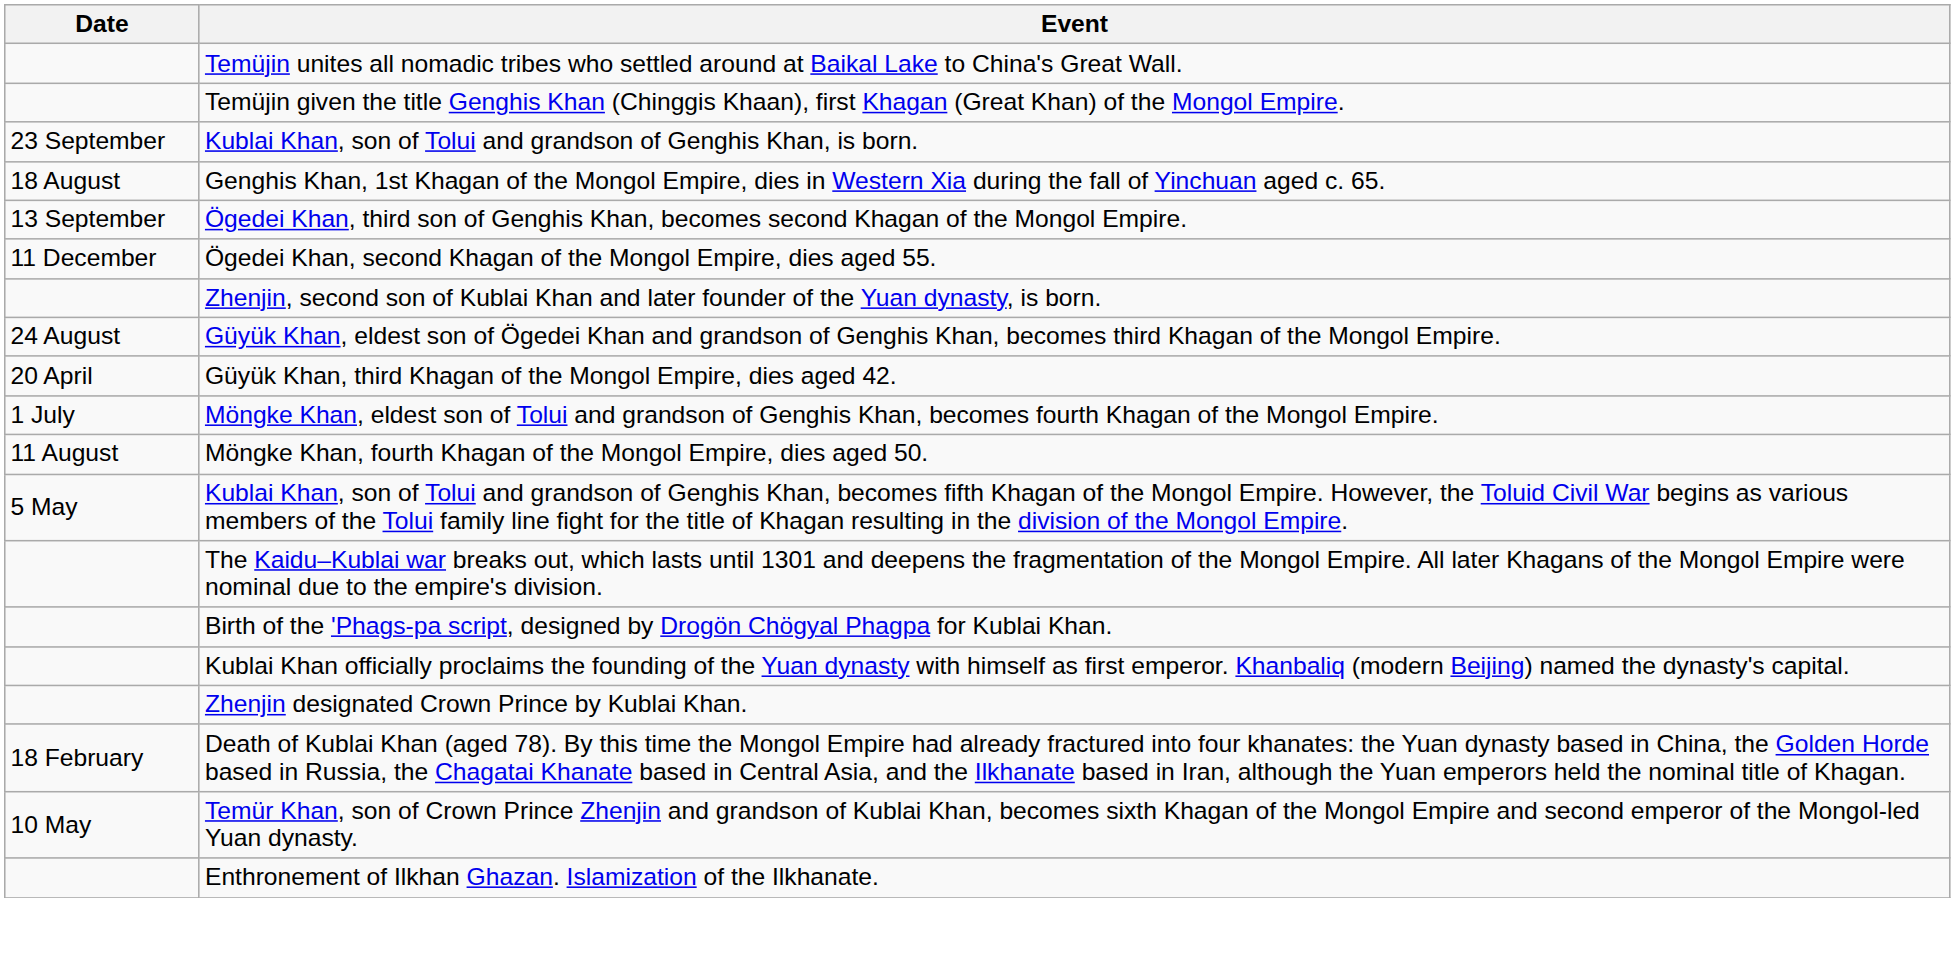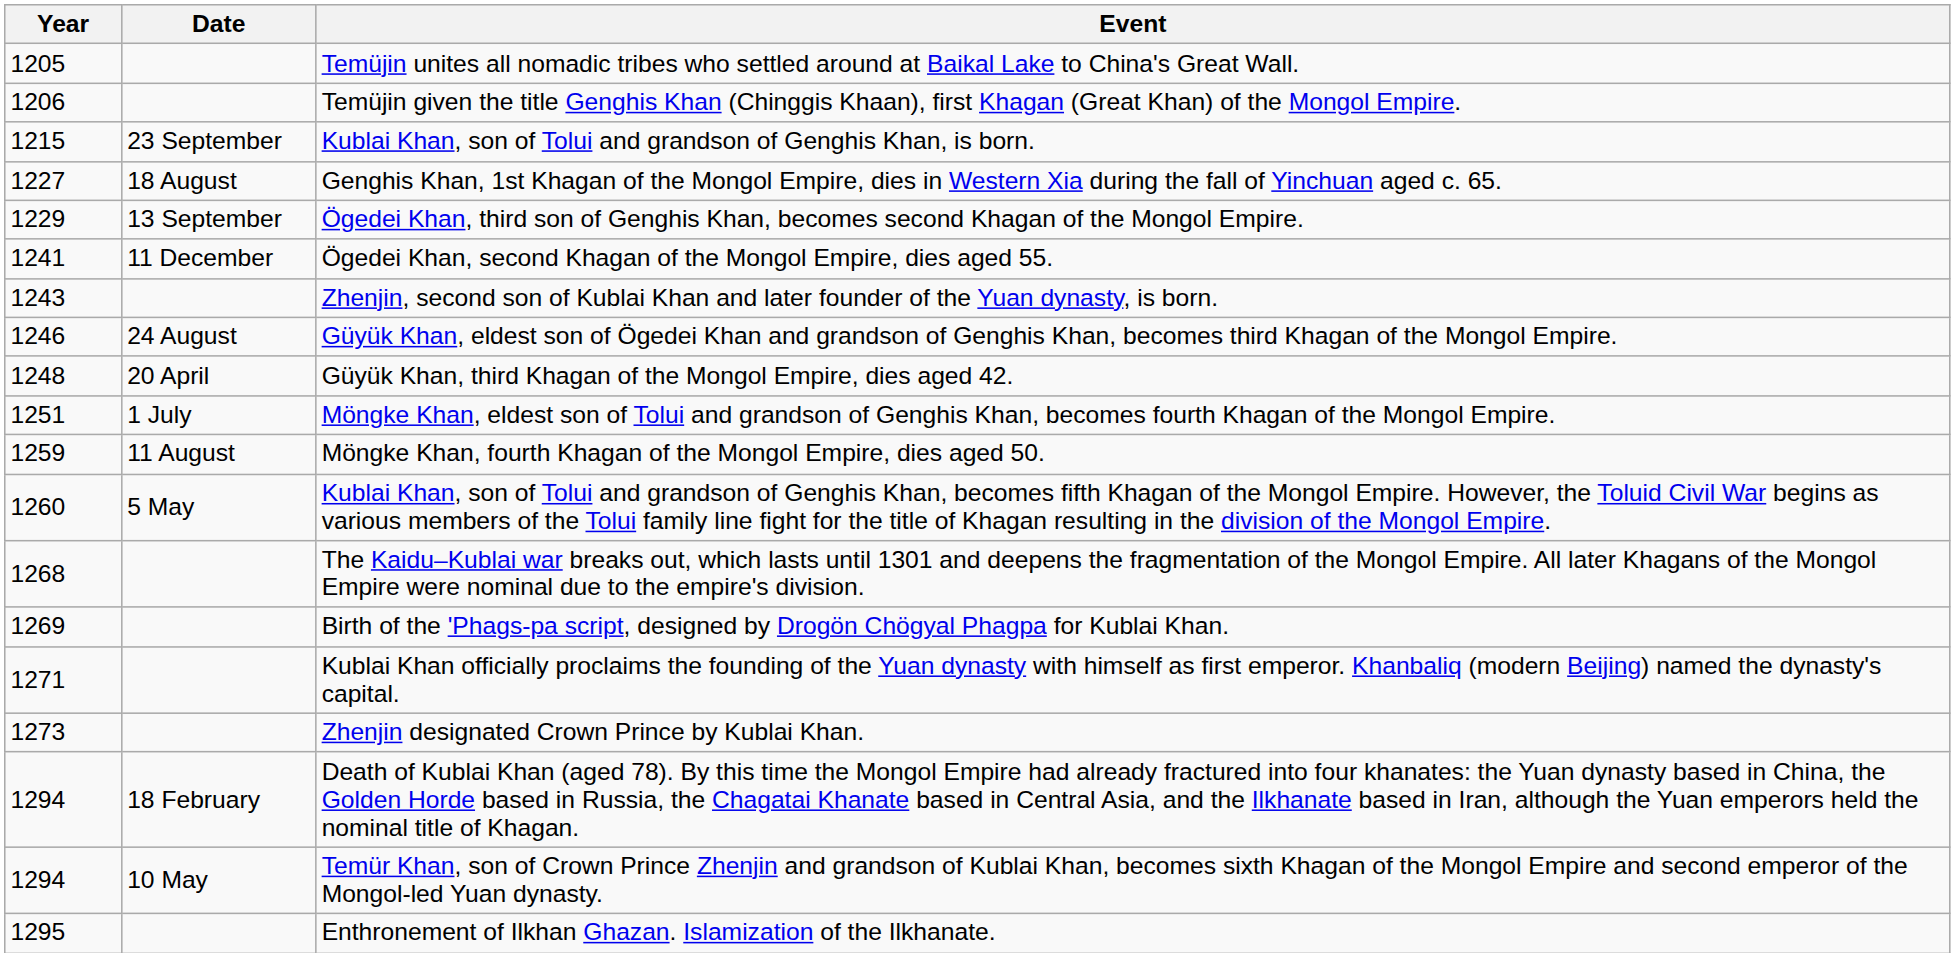+ column: (63, 24)
